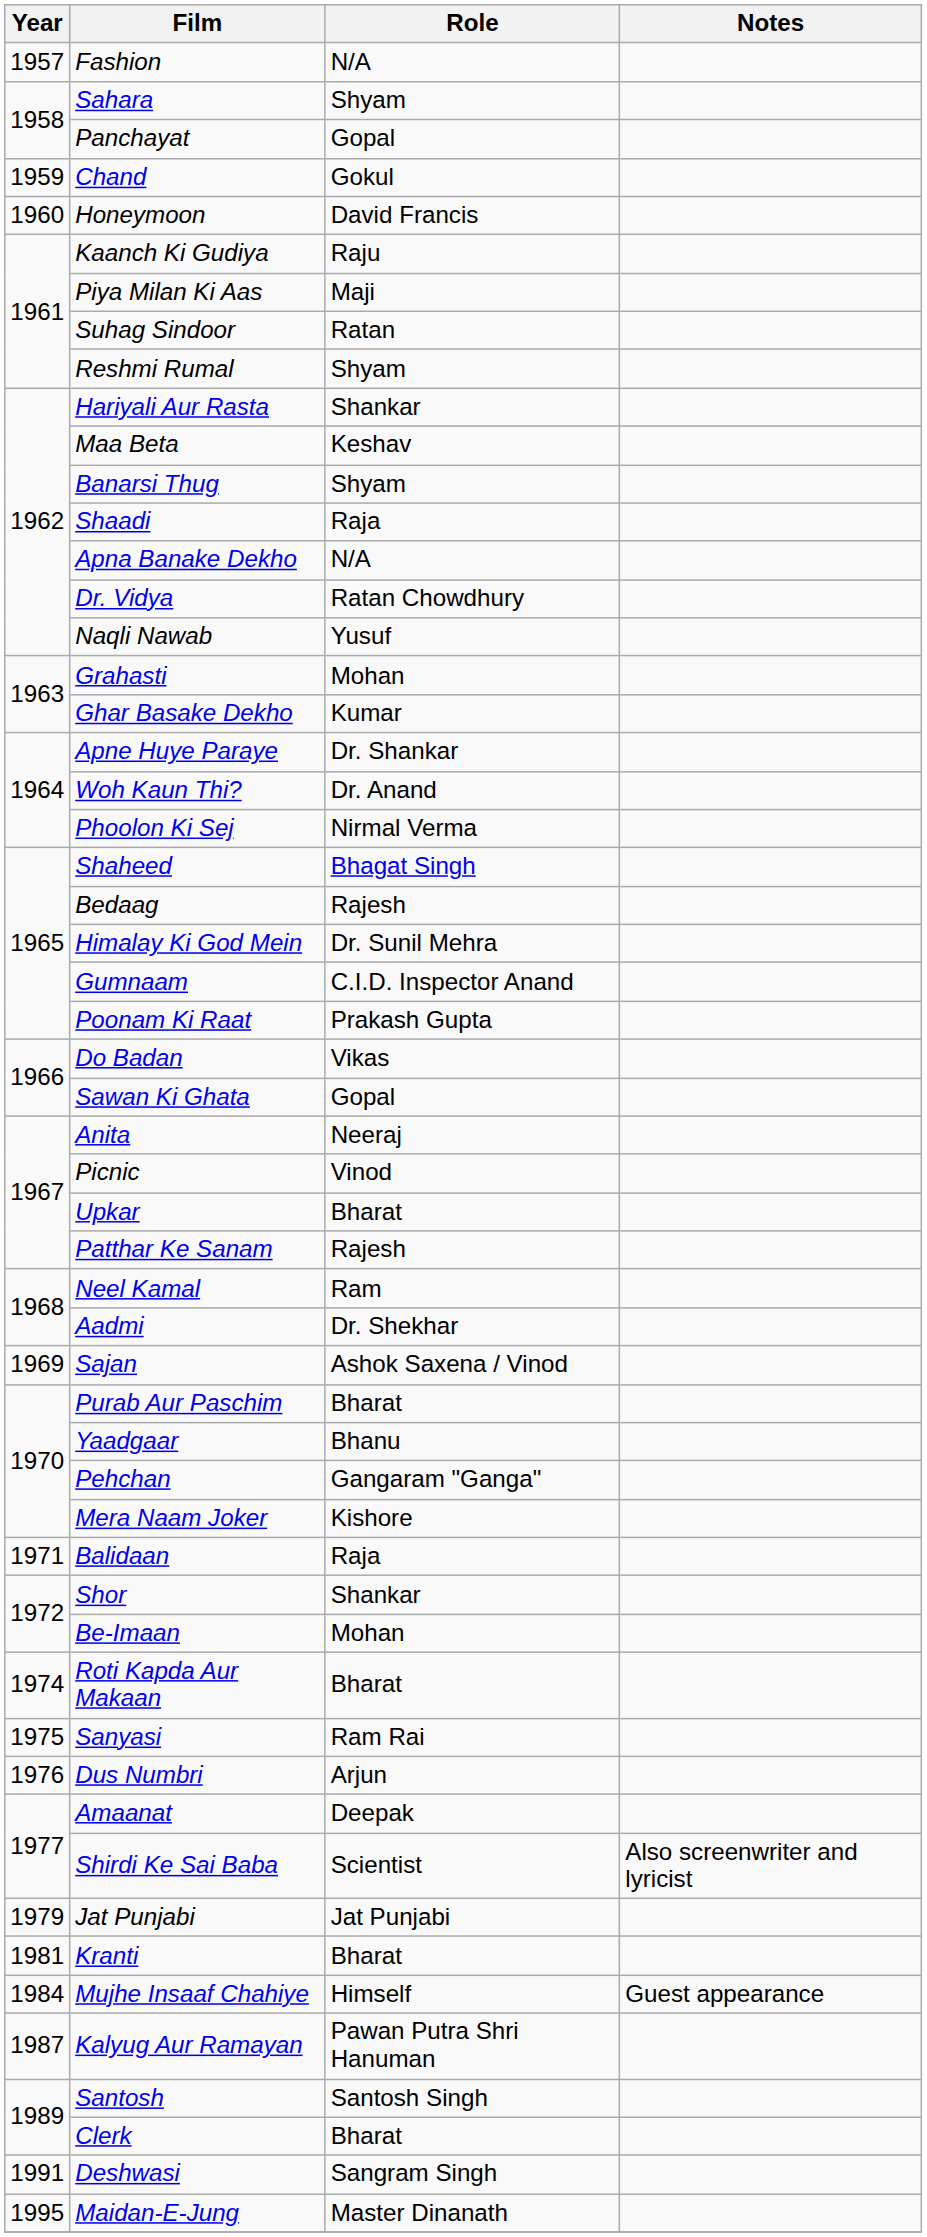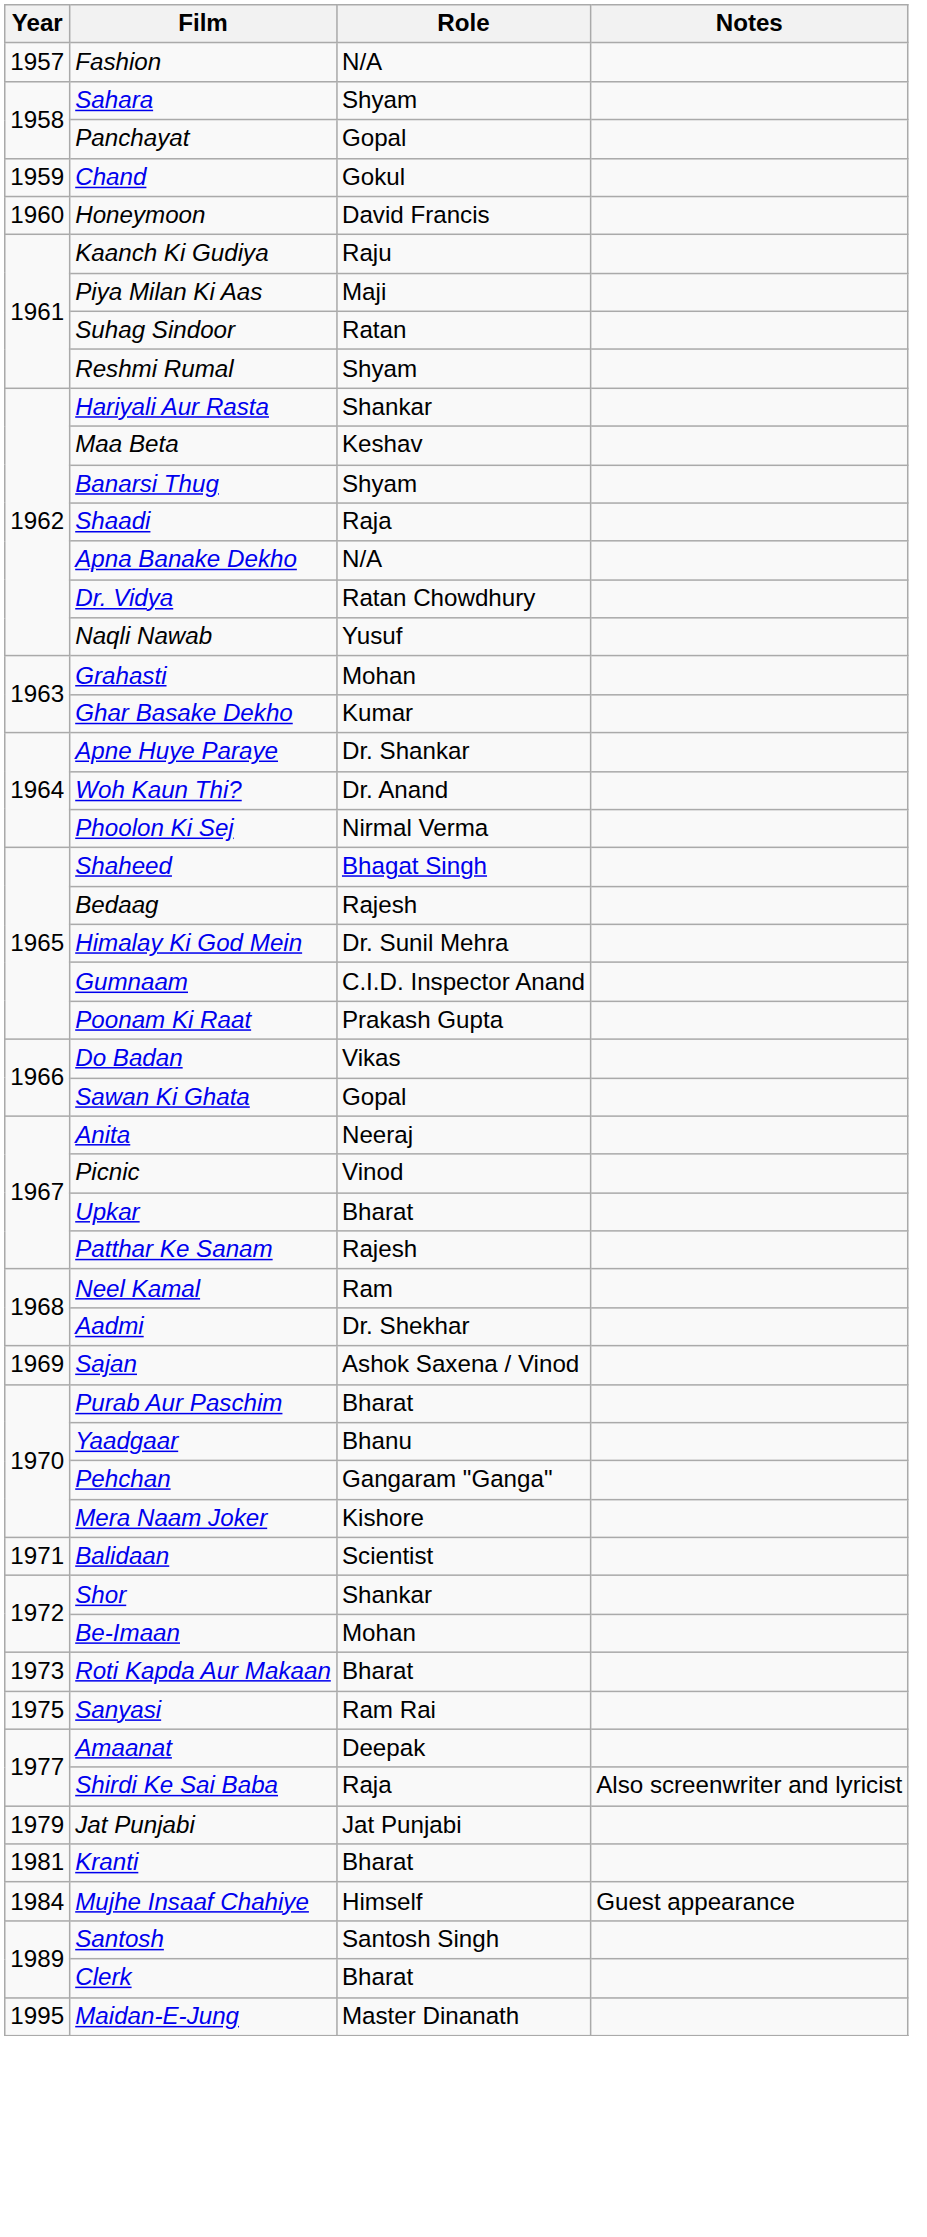(355, 1556) Raja -> (388, 1556) Scientist
(37, 1684) 1974 -> (37, 1671) 1973
- row: (139, 1775)
(376, 1865) Scientist -> (367, 1786) Raja
- row: (189, 2045)
- row: (128, 2174)
